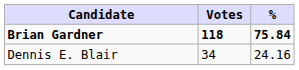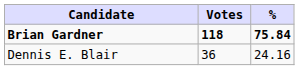(209, 54) 34 -> (209, 54) 36
